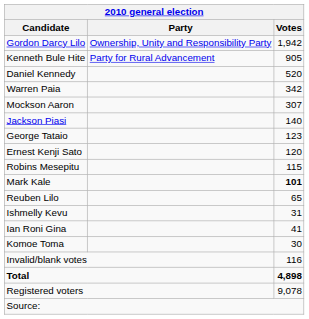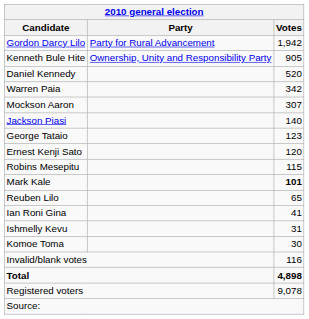(181, 43) Ownership, Unity and Responsibility Party -> (152, 43) Party for Rural Advancement
(152, 58) Party for Rural Advancement -> (181, 58) Ownership, Unity and Responsibility Party
rows swapped: (36, 228) <-> (37, 213)
